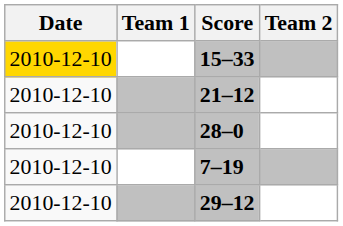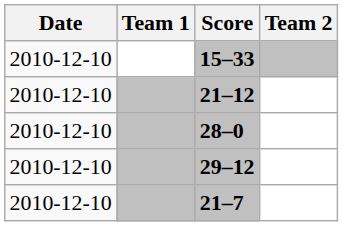(61, 58) gold background -> (61, 58) no background
- row: (222, 166)
+ row: (222, 202)
